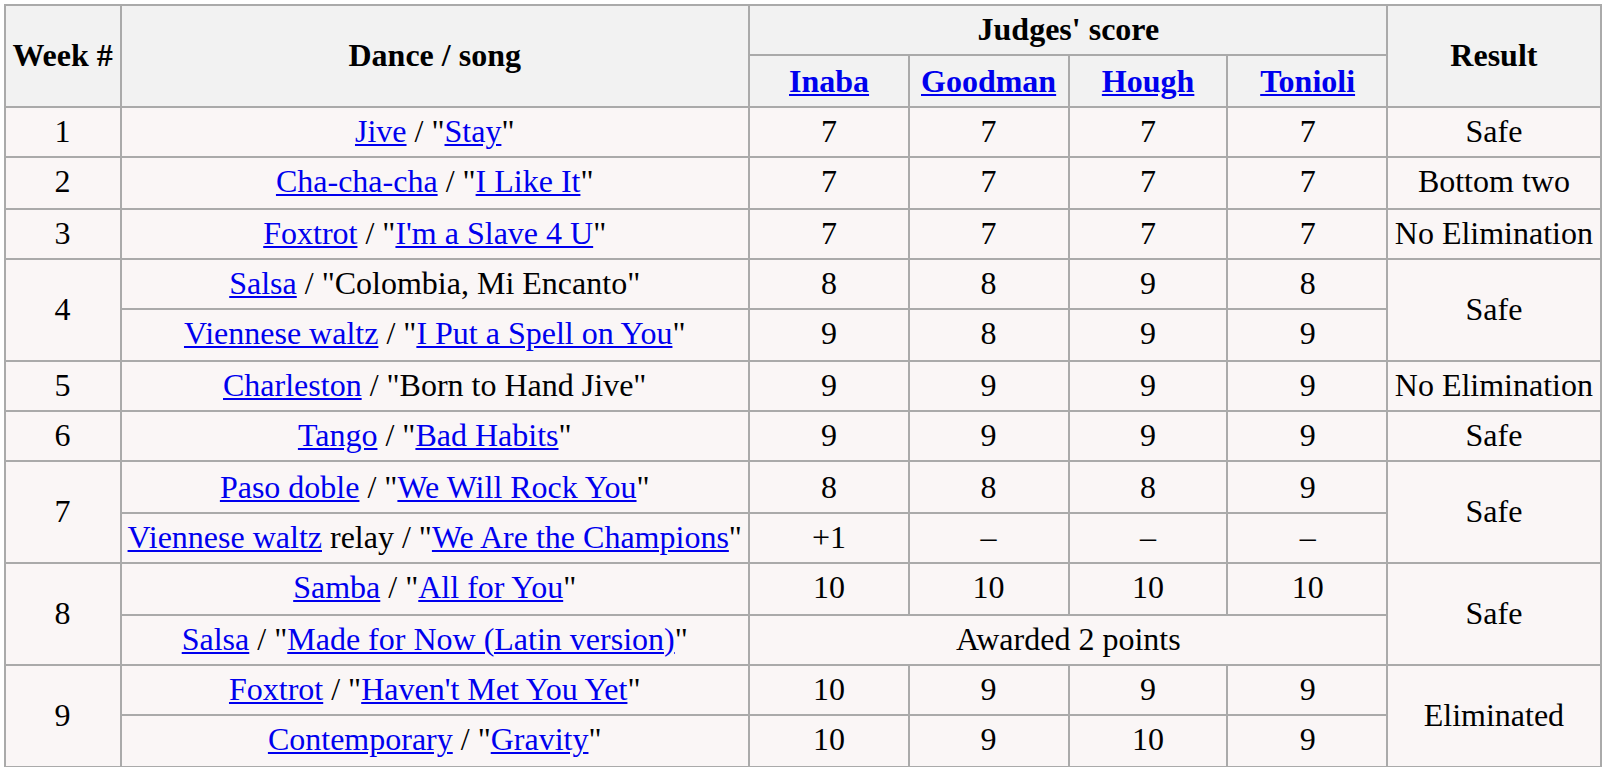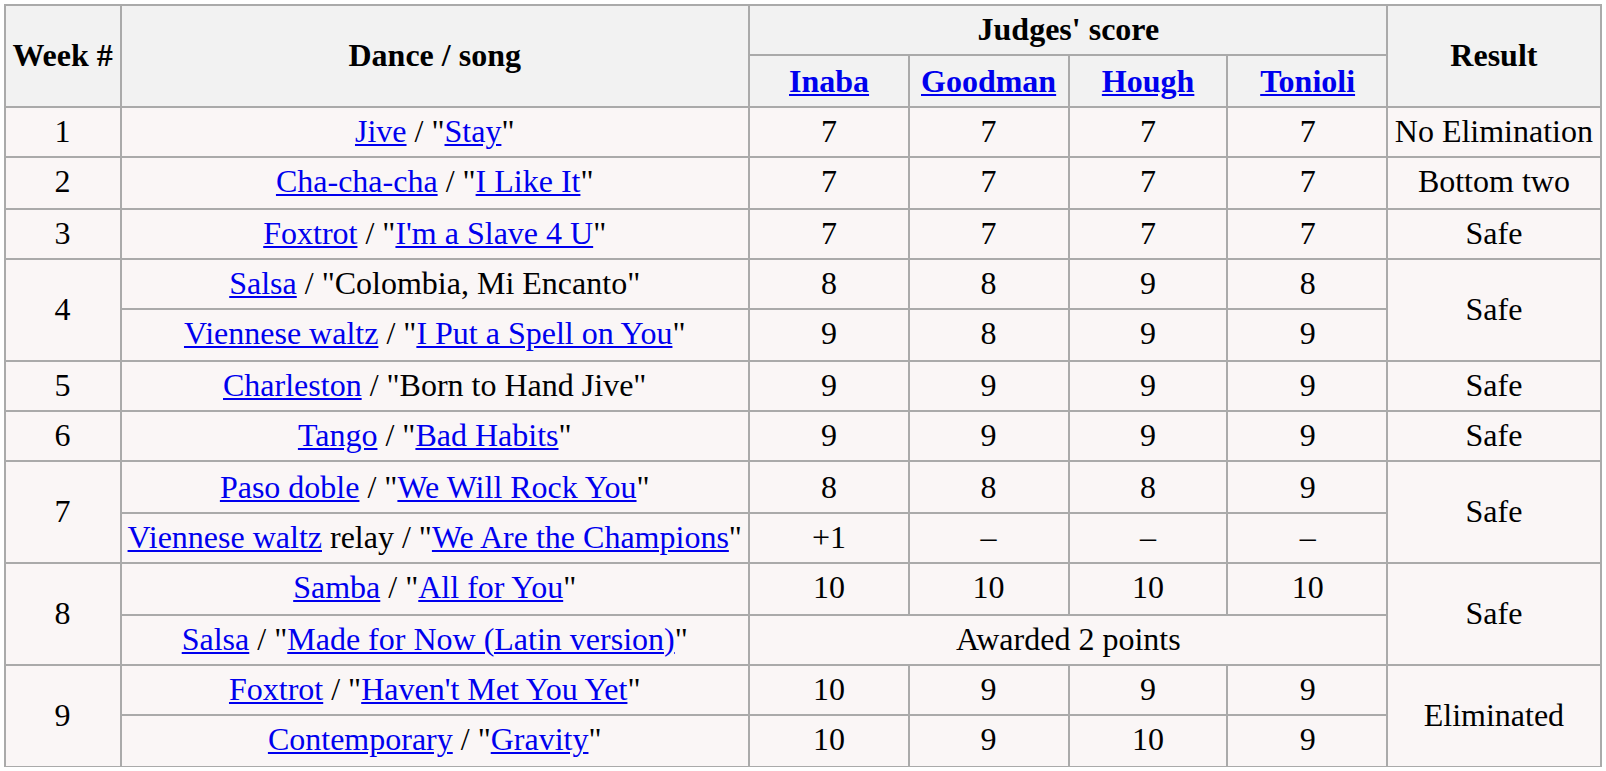(1494, 131) Safe -> (1494, 131) No Elimination
(1494, 232) No Elimination -> (1494, 232) Safe
(1494, 385) No Elimination -> (1494, 385) Safe
